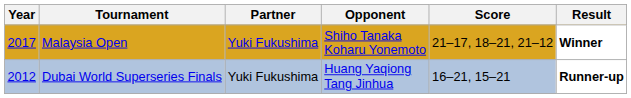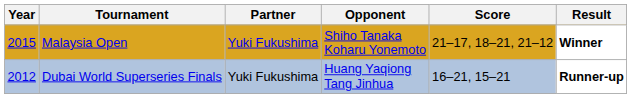(22, 42) 2017 -> (22, 42) 2015
